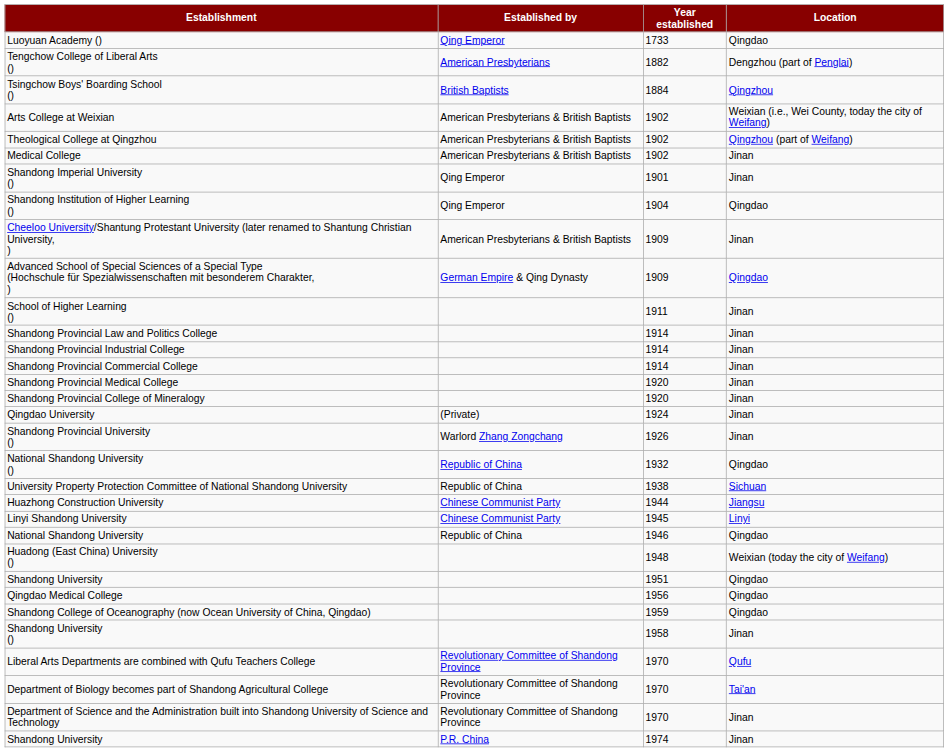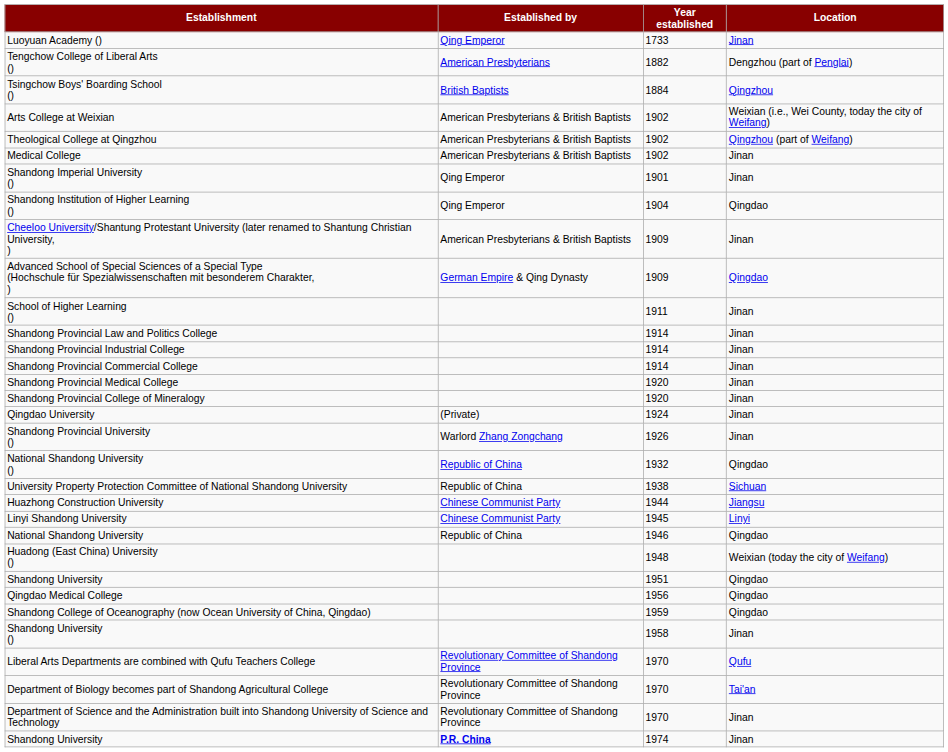(748, 40) Qingdao -> (741, 40) Jinan
(465, 739) normal -> (466, 739) bold
